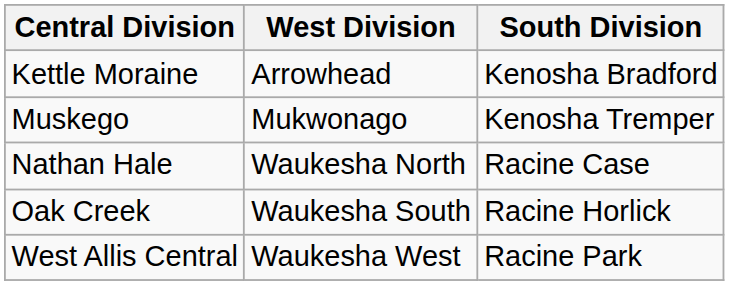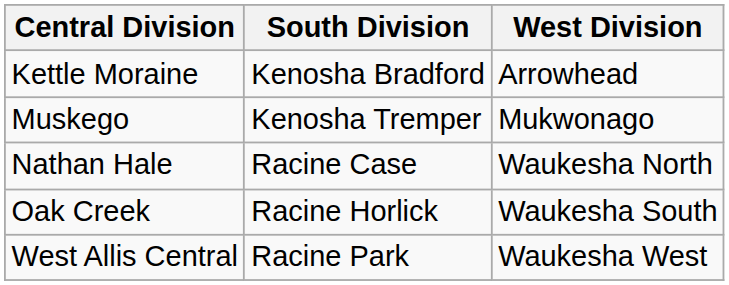columns swapped: (601, 27) <-> (361, 27)
